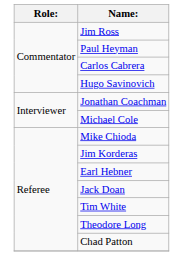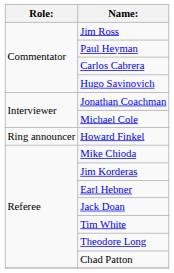+ row: (112, 136)
